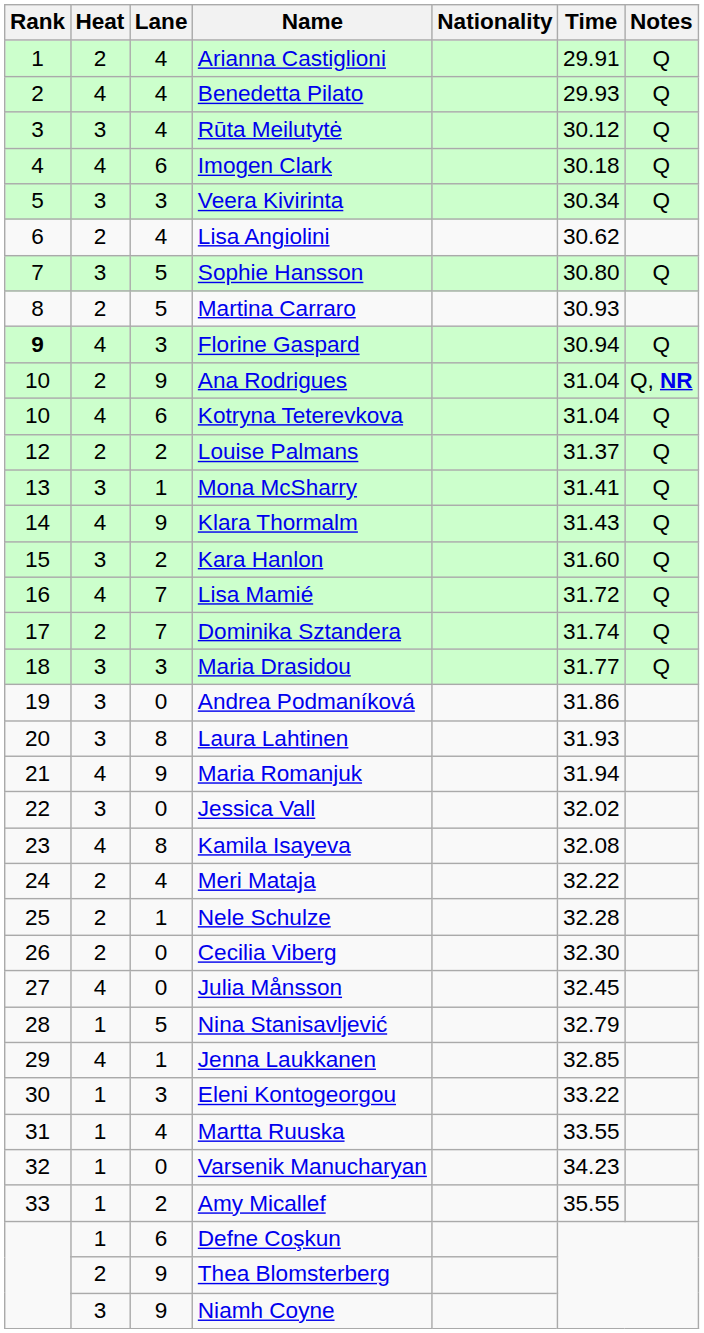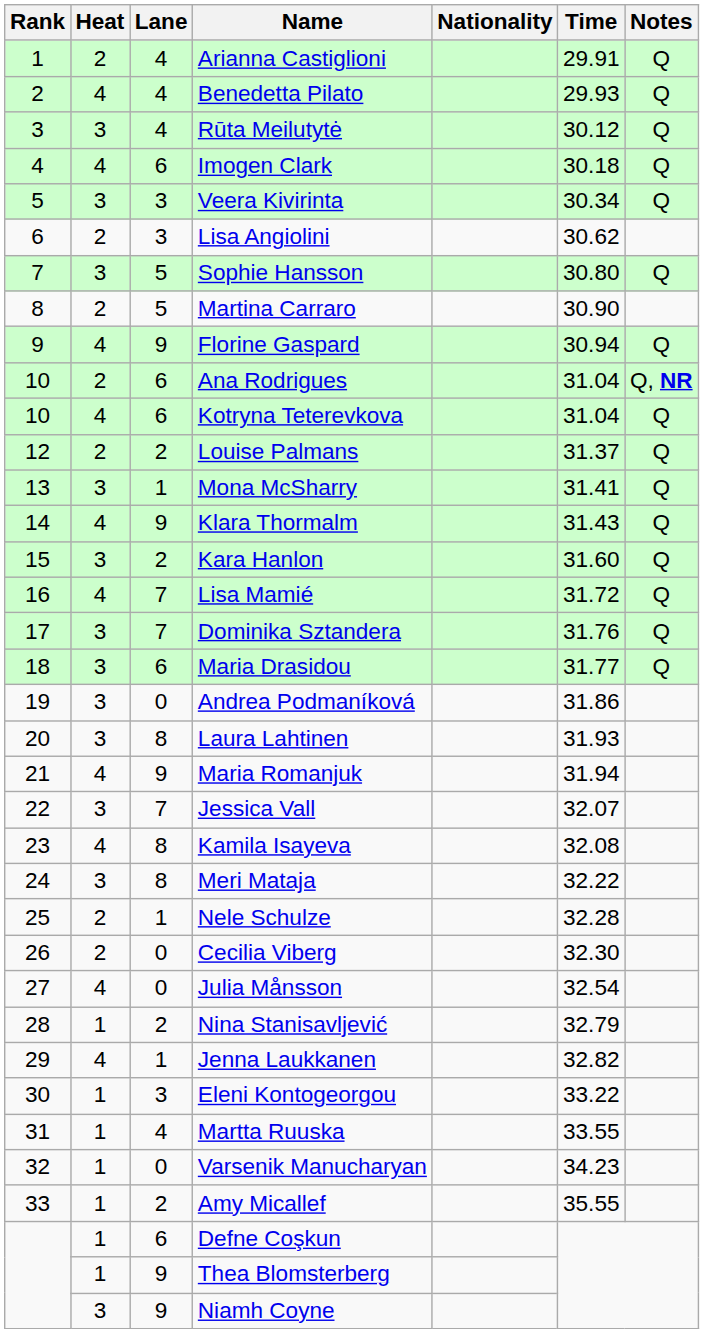(161, 237) 4 -> (161, 237) 3
(591, 308) 30.93 -> (591, 308) 30.90
(37, 344) bold -> (37, 344) normal
(161, 344) 3 -> (161, 344) 9
(161, 380) 9 -> (161, 380) 6
(100, 630) 2 -> (100, 630) 3
(591, 630) 31.74 -> (591, 630) 31.76
(161, 666) 3 -> (161, 666) 6
(161, 809) 0 -> (161, 809) 7
(591, 809) 32.02 -> (591, 809) 32.07
(100, 881) 2 -> (100, 881) 3
(161, 881) 4 -> (161, 881) 8
(591, 988) 32.45 -> (591, 988) 32.54
(161, 1024) 5 -> (161, 1024) 2
(591, 1059) 32.85 -> (591, 1059) 32.82
(100, 1274) 2 -> (100, 1274) 1
